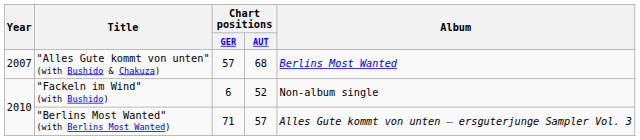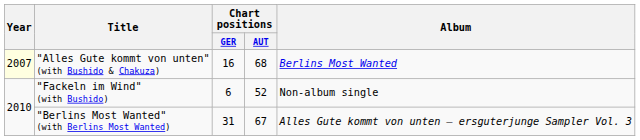(19, 64) no background -> (19, 64) lightyellow background
(228, 64) 57 -> (228, 64) 16
(228, 121) 71 -> (228, 121) 31
(261, 121) 57 -> (261, 121) 67
